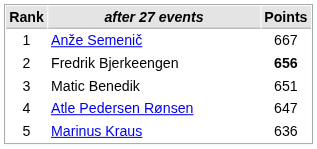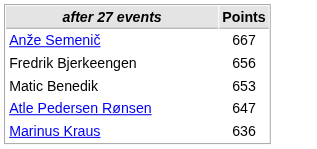- column: (26, 17)
(286, 63) bold -> (244, 63) normal
(286, 86) 651 -> (244, 86) 653
